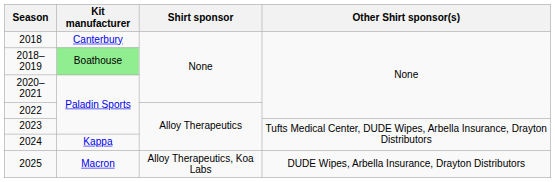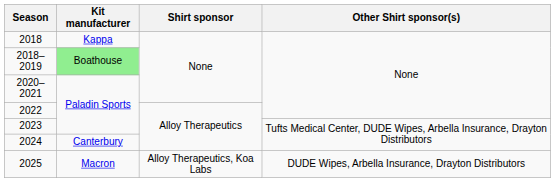(98, 39) Canterbury -> (98, 39) Kappa
(98, 142) Kappa -> (98, 142) Canterbury
